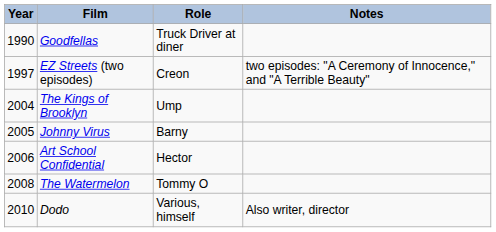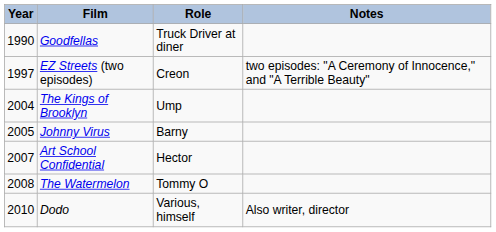(21, 158) 2006 -> (21, 158) 2007
